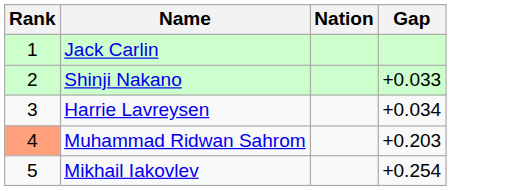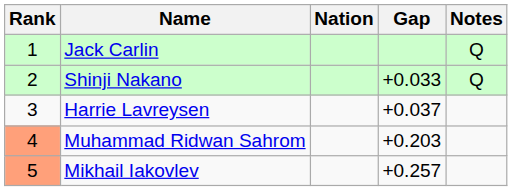+ column: (476, 19)
(412, 110) +0.034 -> (412, 110) +0.037
(32, 170) no background -> (32, 170) lightsalmon background
(412, 170) +0.254 -> (412, 170) +0.257
